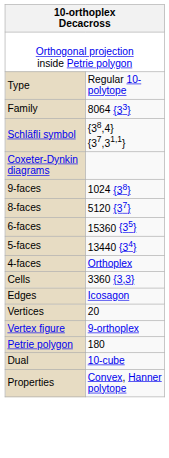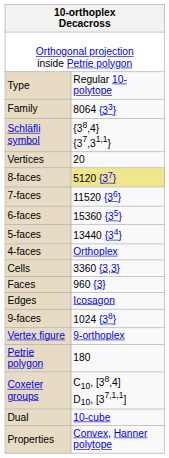- row: (43, 165)
rows swapped: (24, 189) <-> (26, 312)
(109, 208) no background -> (95, 177) khaki background
+ row: (24, 196)
+ row: (21, 284)
+ row: (25, 390)
